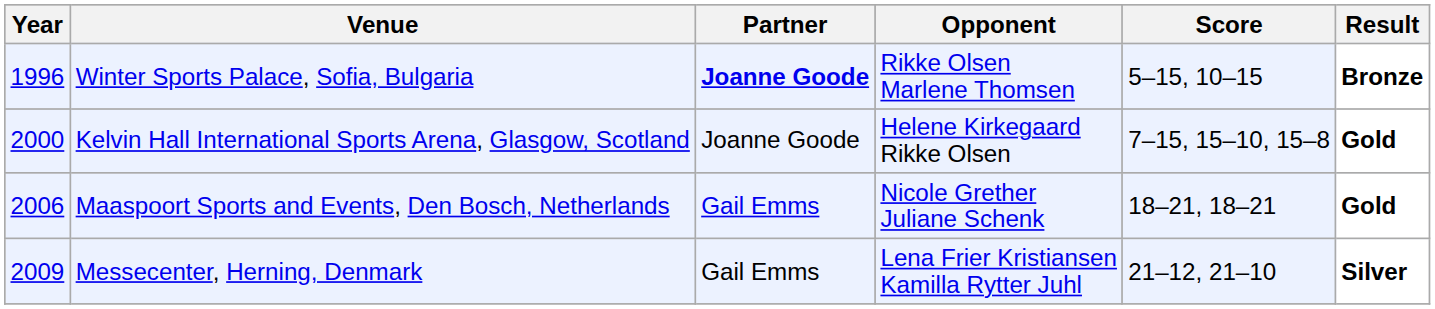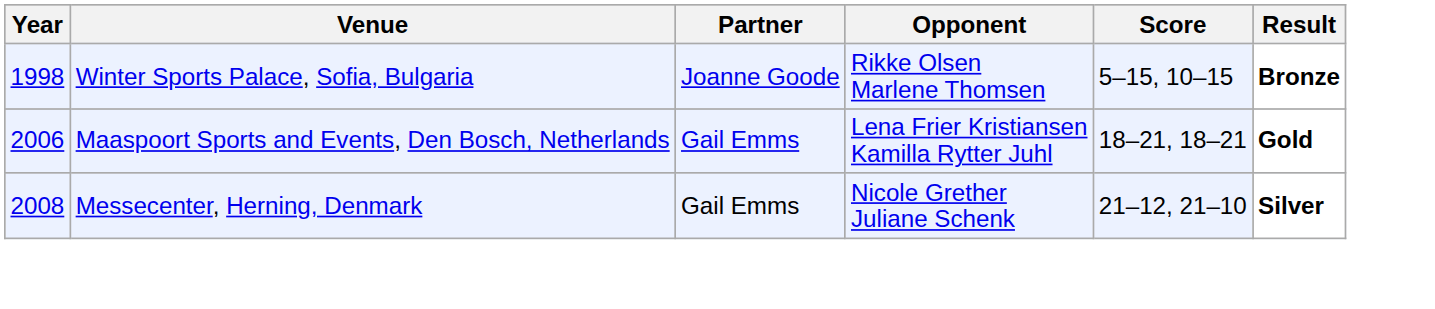(37, 76) 1996 -> (37, 76) 1998
(785, 76) bold -> (760, 76) normal
- row: (383, 141)
(962, 206) Nicole Grether Juliane Schenk -> (969, 141) Lena Frier Kristiansen Kamilla Rytter Juhl
(37, 271) 2009 -> (37, 206) 2008
(999, 271) Lena Frier Kristiansen Kamilla Rytter Juhl -> (933, 206) Nicole Grether Juliane Schenk
